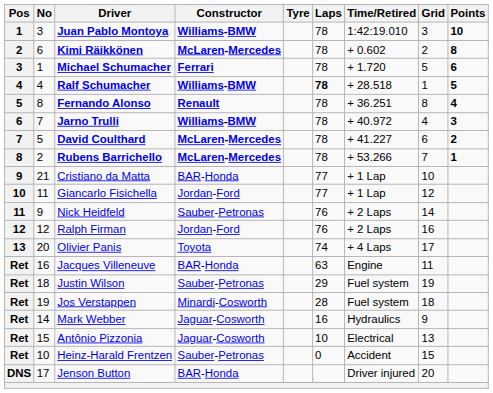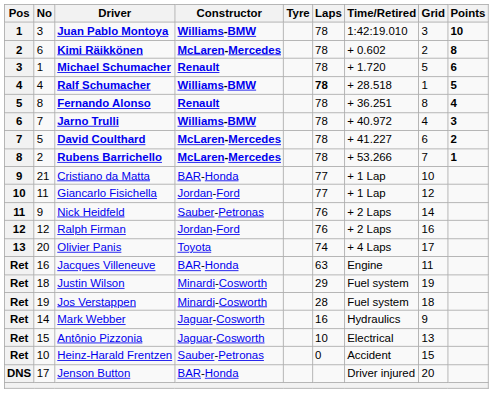(196, 67) Ferrari -> (198, 67) Renault
(221, 283) Sauber-Petronas -> (222, 283) Minardi-Cosworth
